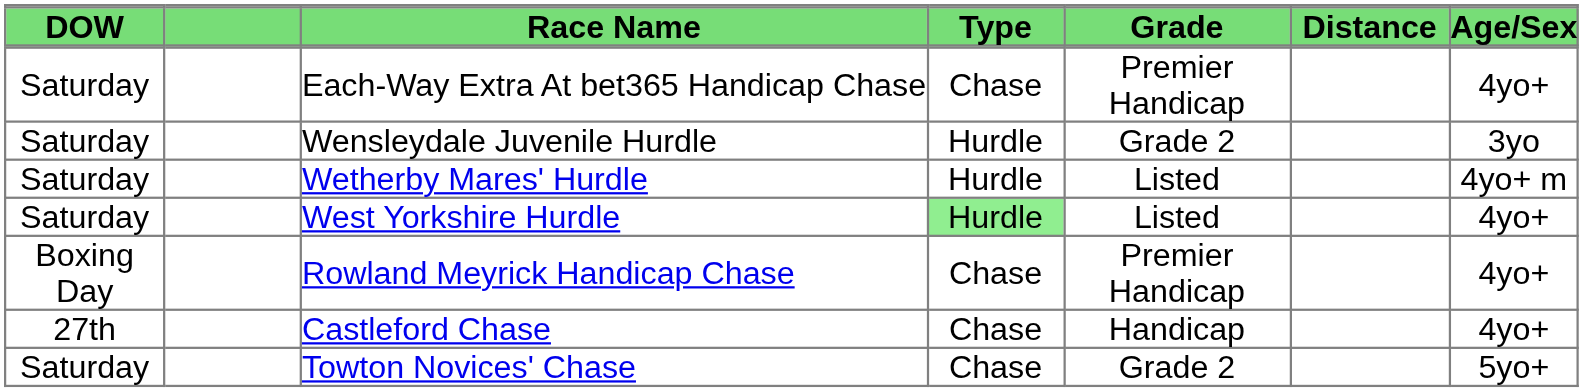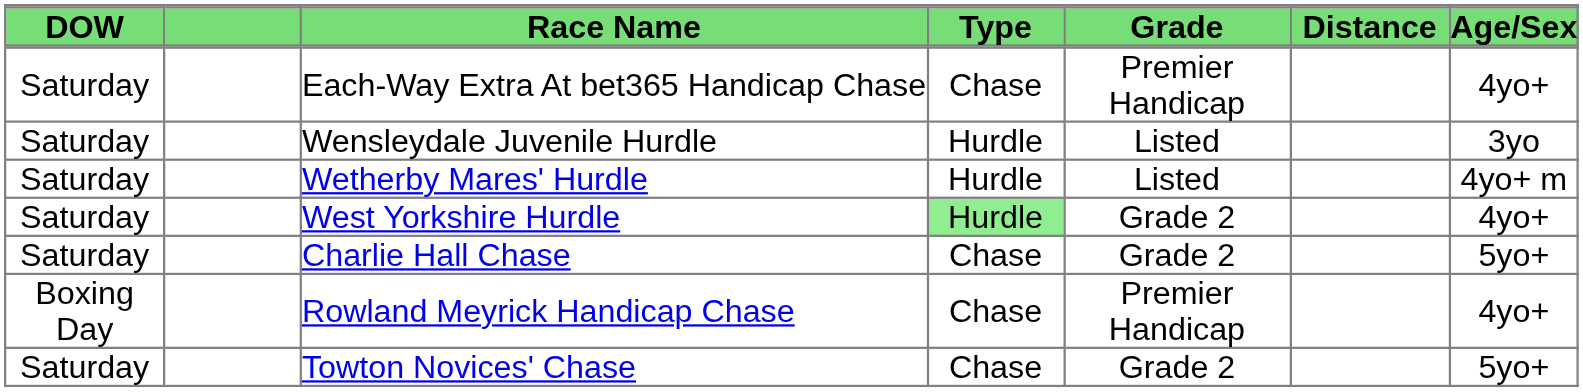(1177, 141) Grade 2 -> (1177, 141) Listed
(1177, 217) Listed -> (1177, 217) Grade 2
+ row: (436, 255)
- row: (426, 329)
